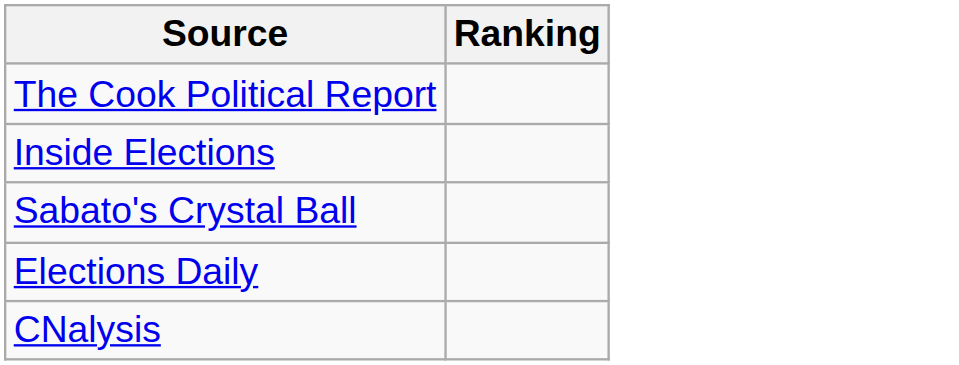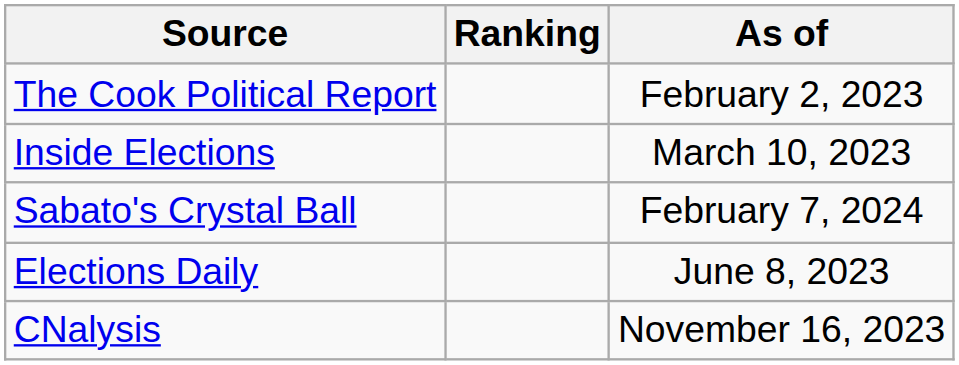+ column: (782, 34)
